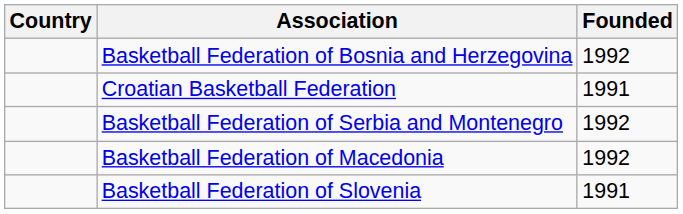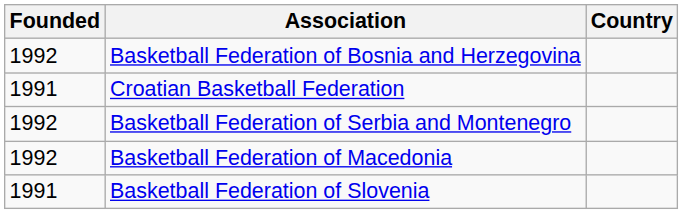columns swapped: (51, 21) <-> (628, 21)
